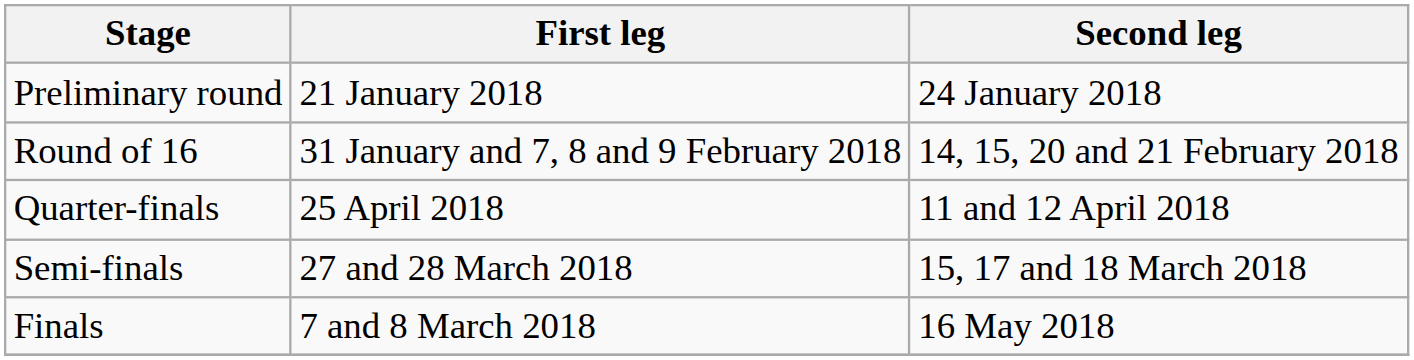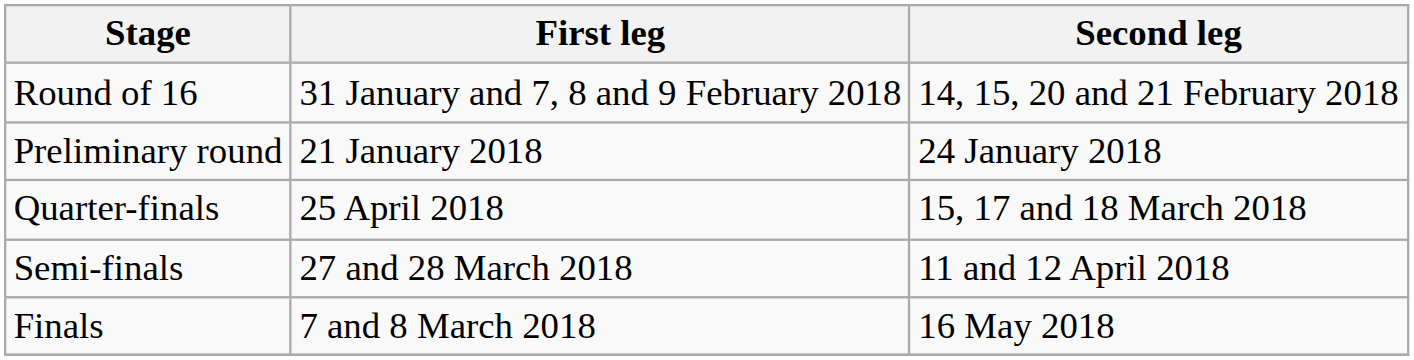rows swapped: (148, 92) <-> (106, 150)
(1074, 208) 11 and 12 April 2018 -> (1113, 208) 15, 17 and 18 March 2018
(1113, 267) 15, 17 and 18 March 2018 -> (1074, 267) 11 and 12 April 2018
